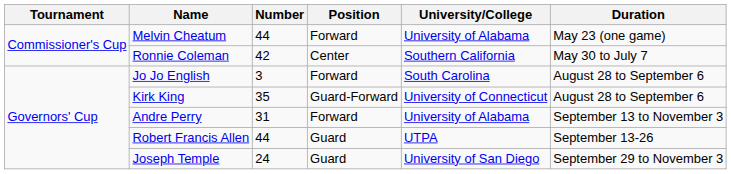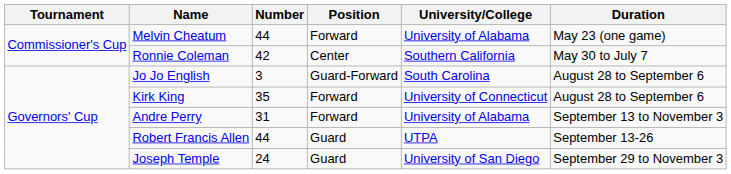(334, 76) Forward -> (354, 76) Guard-Forward
(354, 96) Guard-Forward -> (334, 96) Forward
